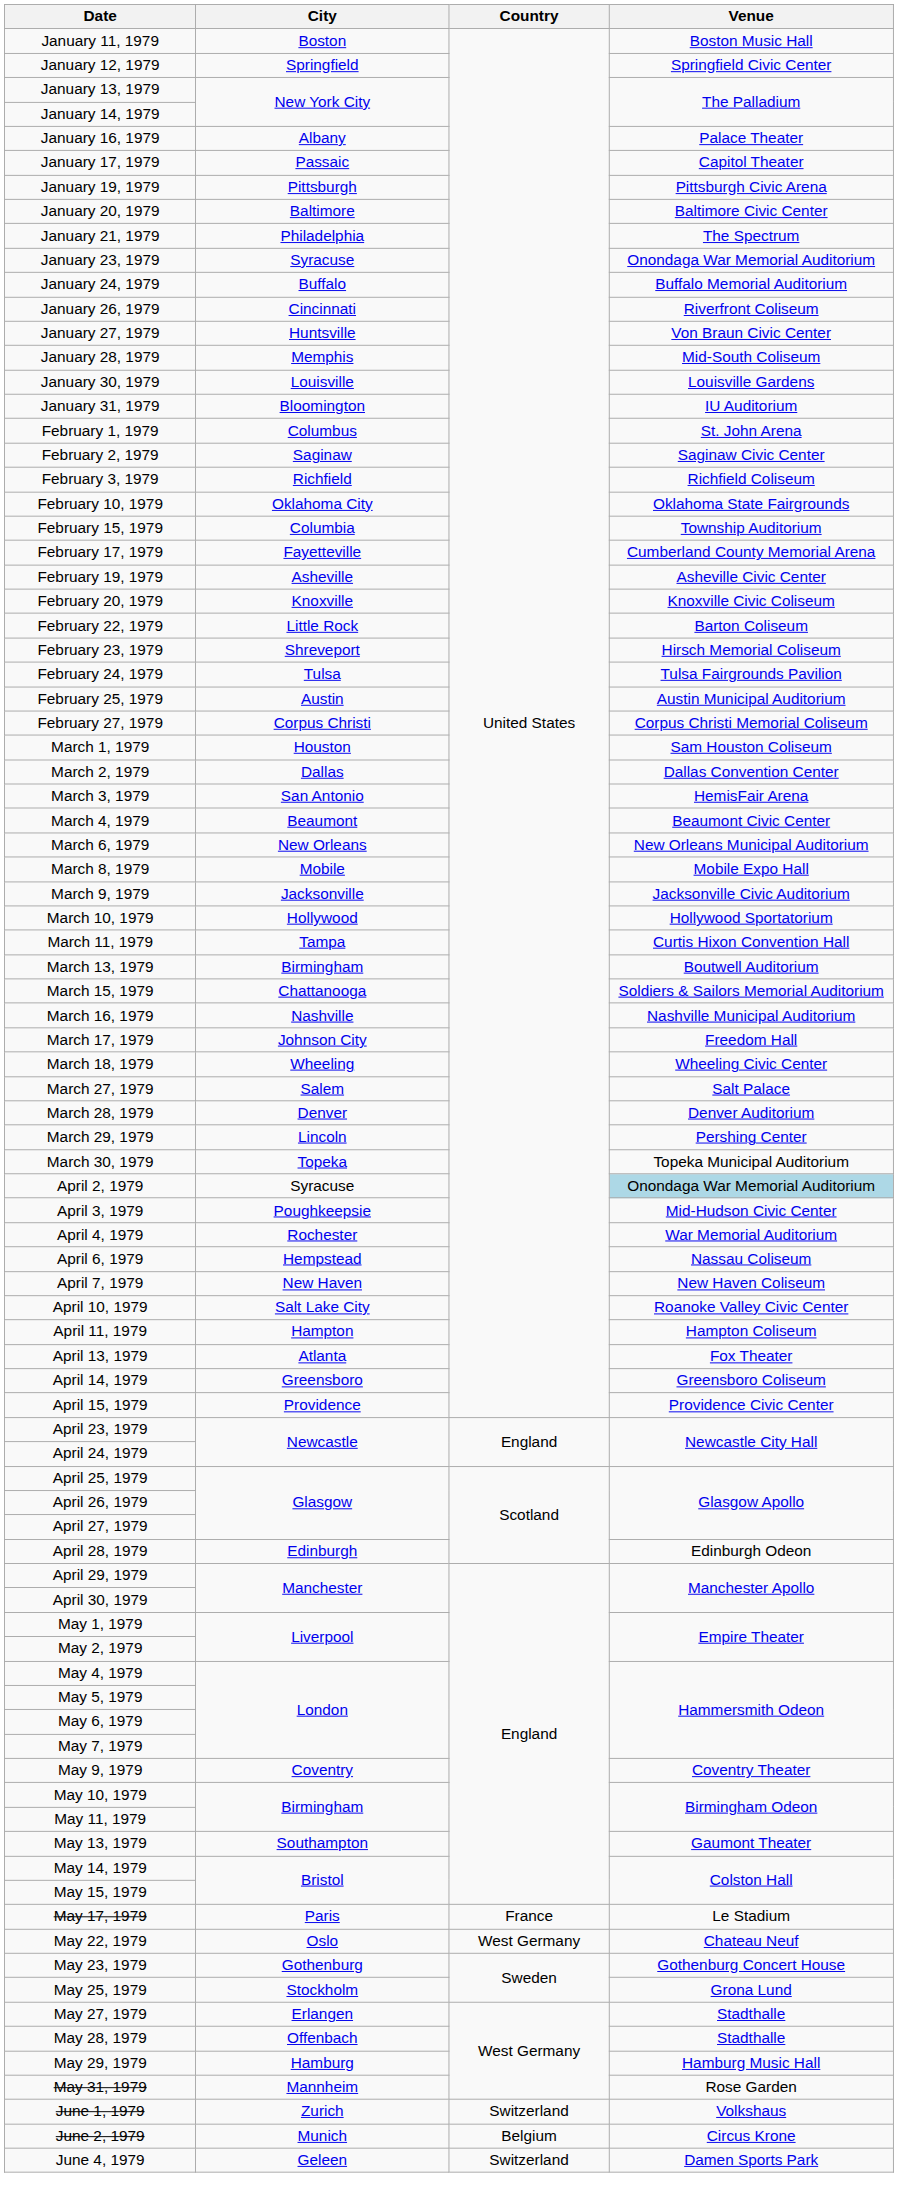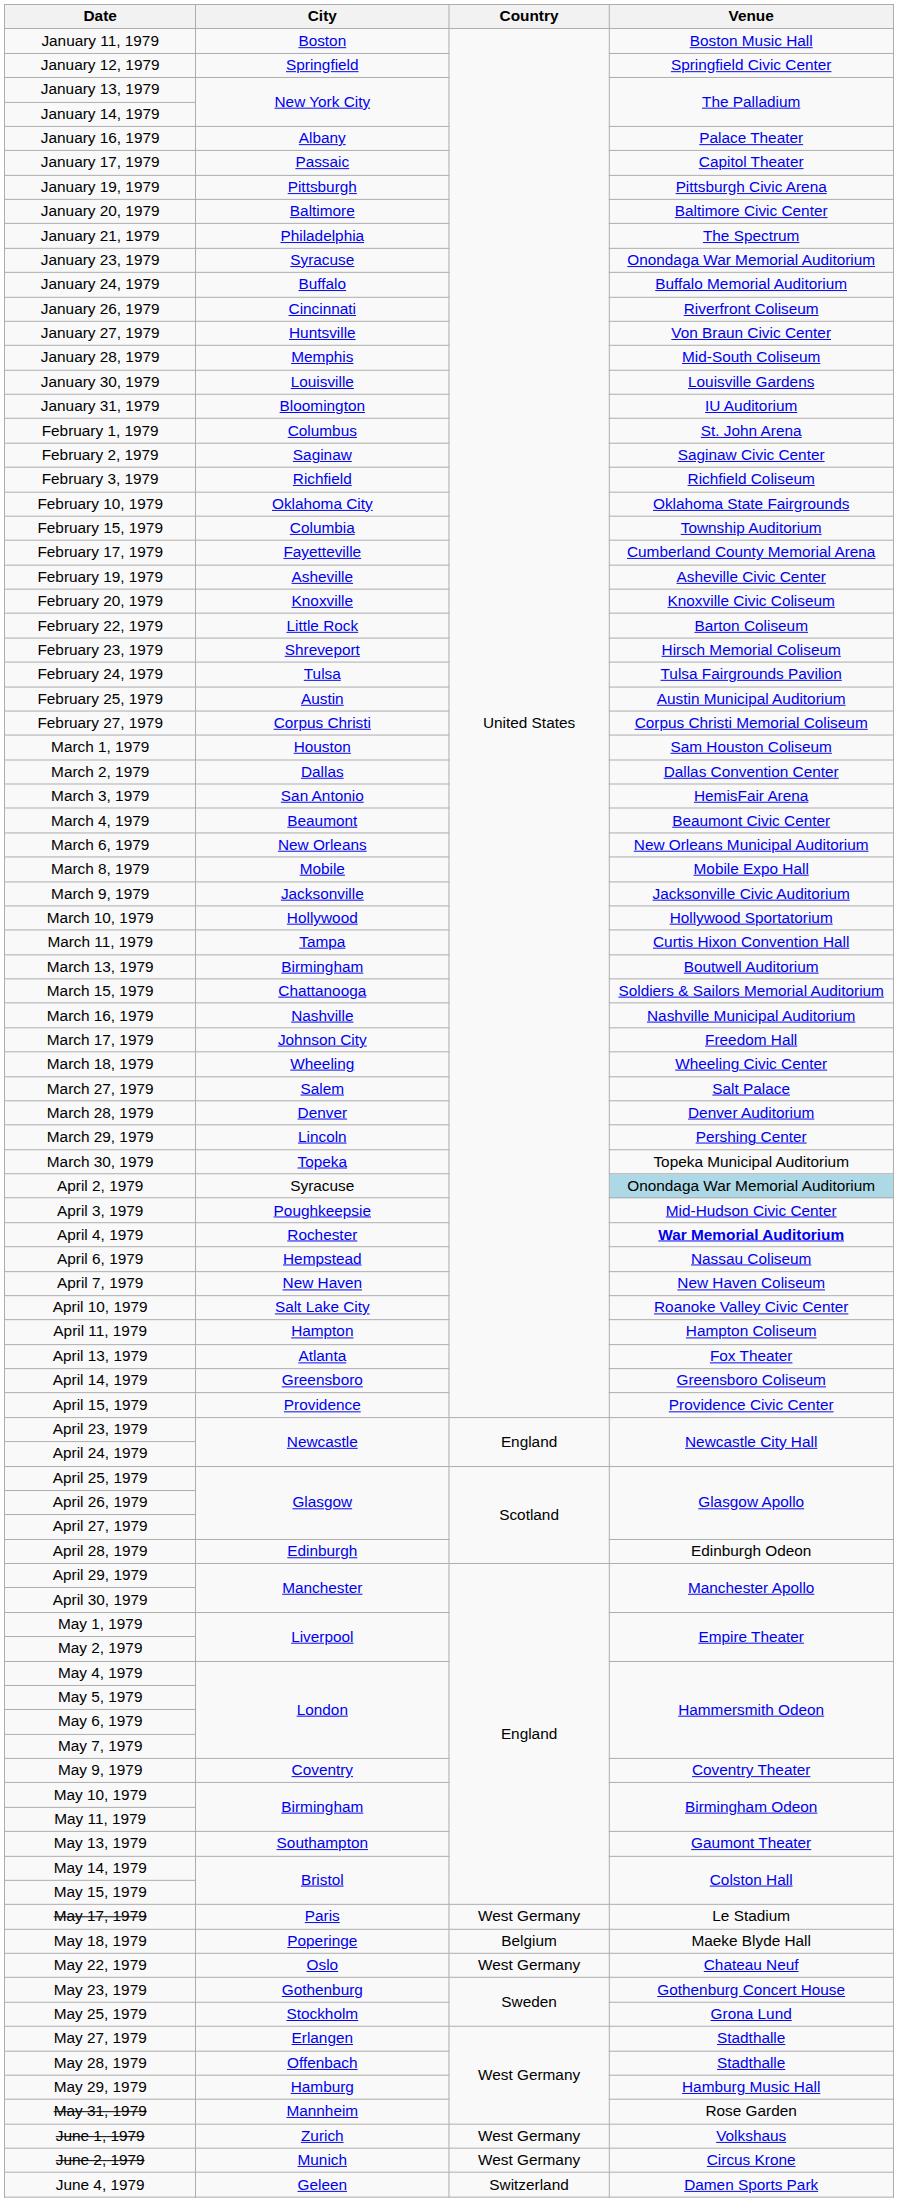(751, 1234) normal -> (751, 1234) bold
(529, 1916) France -> (529, 1916) West Germany
+ row: (100, 1941)
(529, 2111) Switzerland -> (529, 2135) West Germany
(529, 2135) Belgium -> (529, 2160) West Germany
